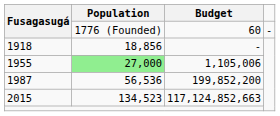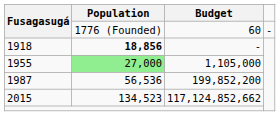(143, 47) normal -> (143, 47) bold
(233, 64) 1,105,006 -> (233, 64) 1,105,000
(214, 98) 117,124,852,663 -> (214, 98) 117,124,852,662
